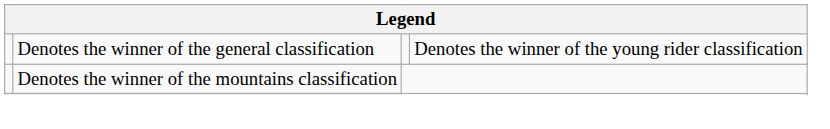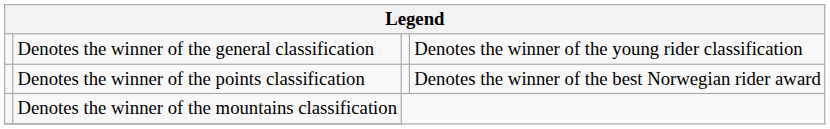+ row: (191, 78)
